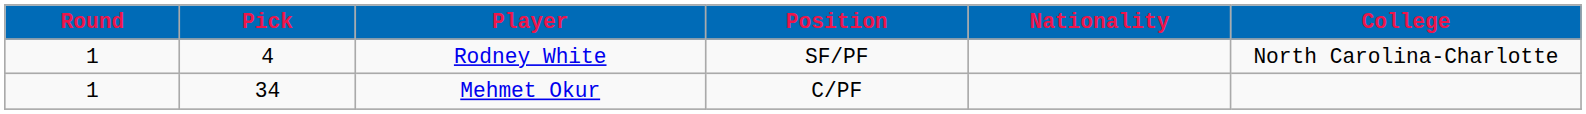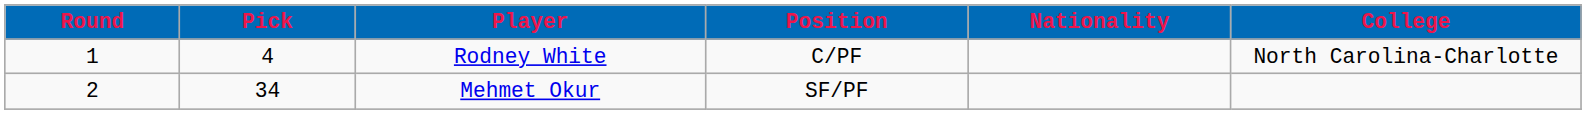(837, 57) SF/PF -> (837, 57) C/PF
(92, 91) 1 -> (92, 91) 2
(837, 91) C/PF -> (837, 91) SF/PF
